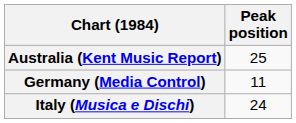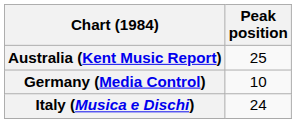(258, 81) 11 -> (258, 81) 10
